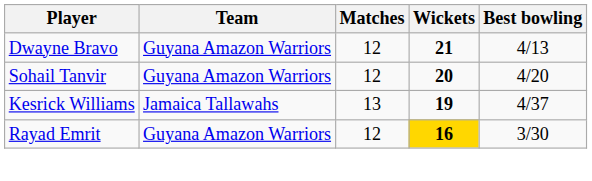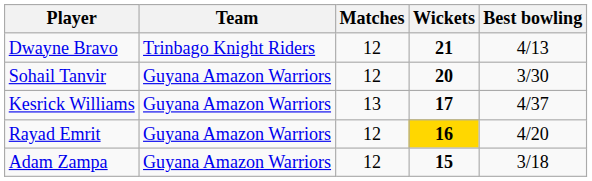(237, 47) Guyana Amazon Warriors -> (229, 47) Trinbago Knight Riders
(533, 76) 4/20 -> (533, 76) 3/30
(211, 104) Jamaica Tallawahs -> (237, 104) Guyana Amazon Warriors
(444, 104) 19 -> (444, 104) 17
(533, 133) 3/30 -> (533, 133) 4/20
+ row: (58, 162)
